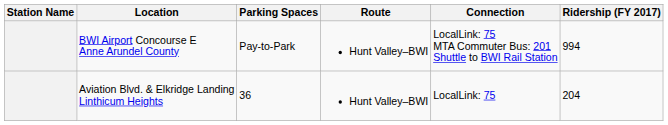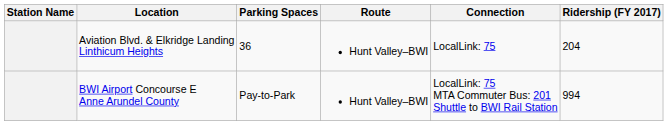rows swapped: (157, 95) <-> (138, 46)
